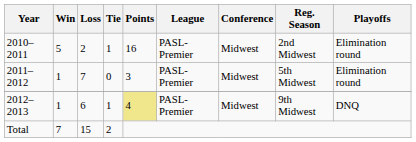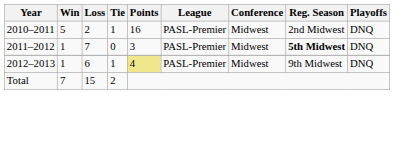(361, 48) Elimination round -> (362, 30) DNQ
(297, 77) normal -> (317, 47) bold
(361, 77) Elimination round -> (362, 47) DNQ
